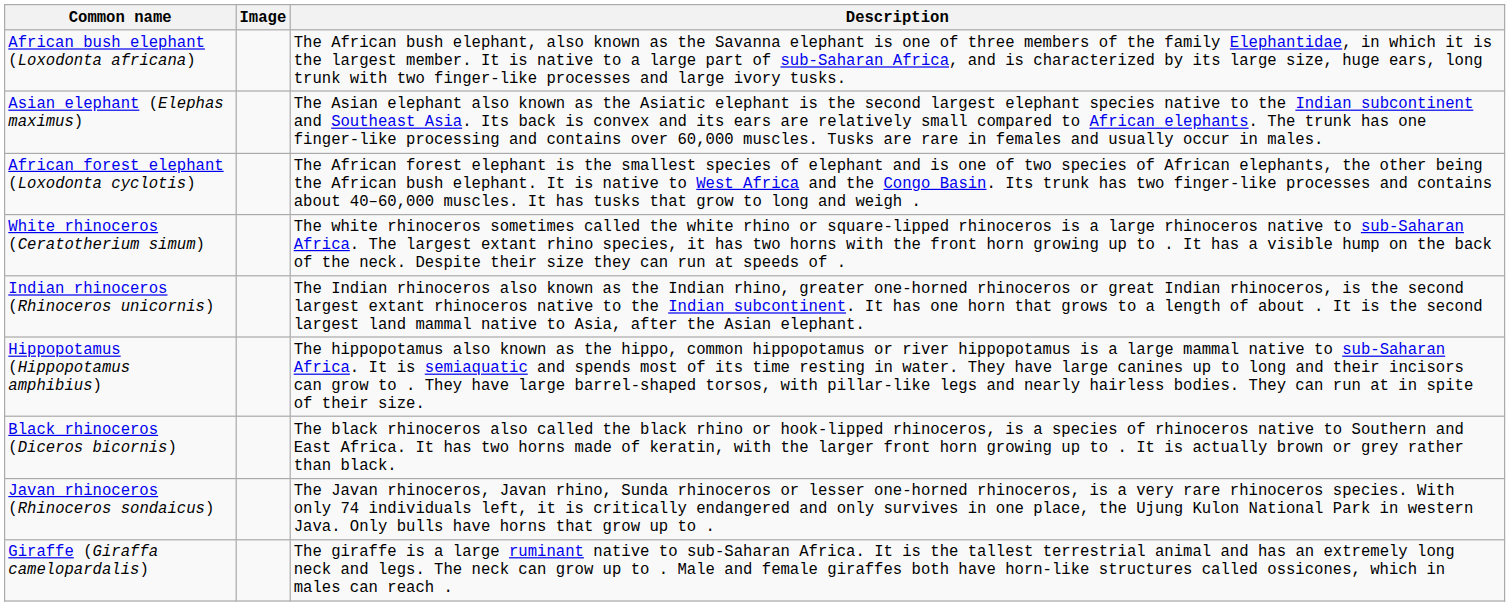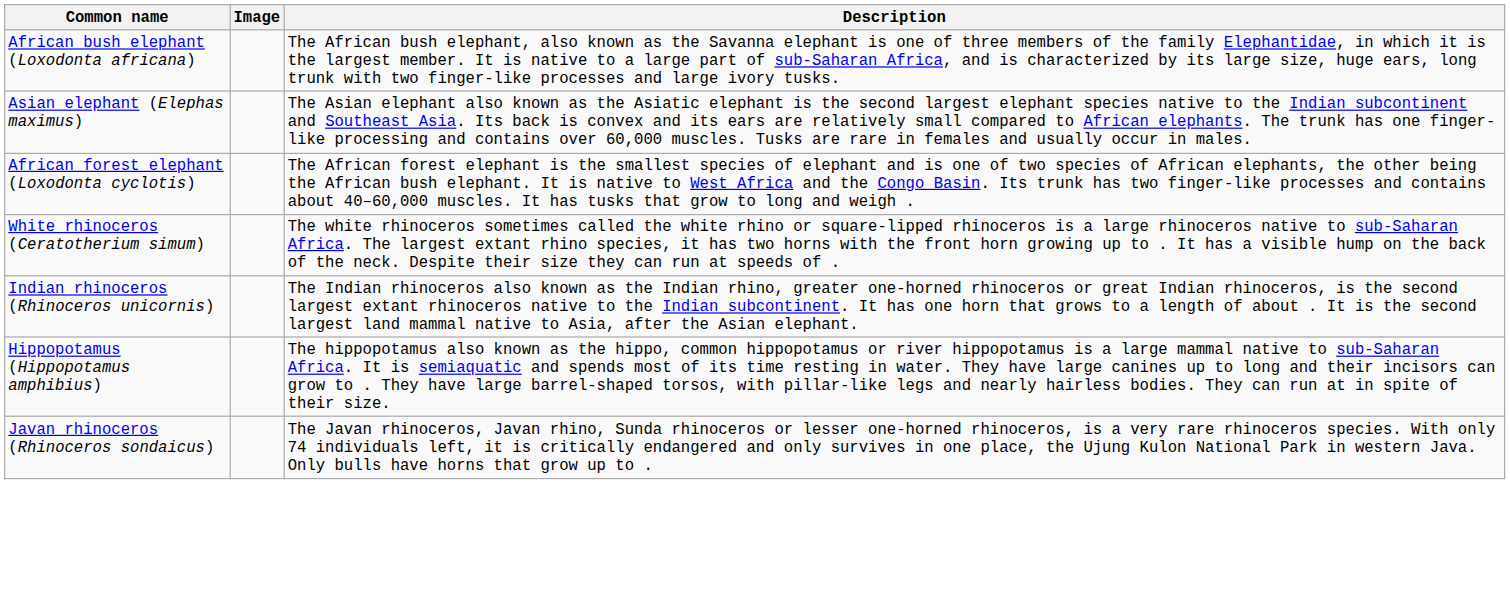- row: (93, 438)
- row: (83, 561)
